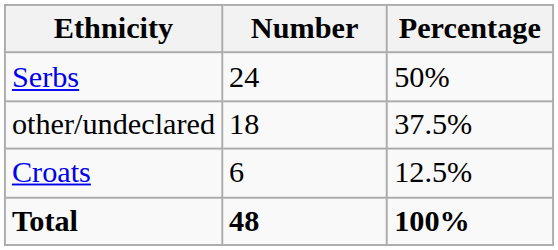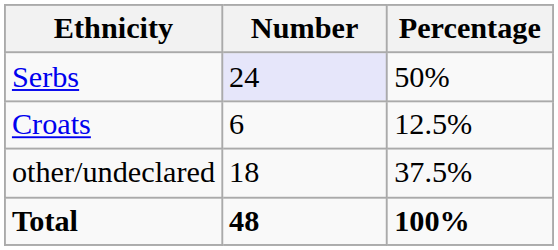(244, 76) no background -> (244, 76) lavender background
rows swapped: (51, 172) <-> (114, 124)
